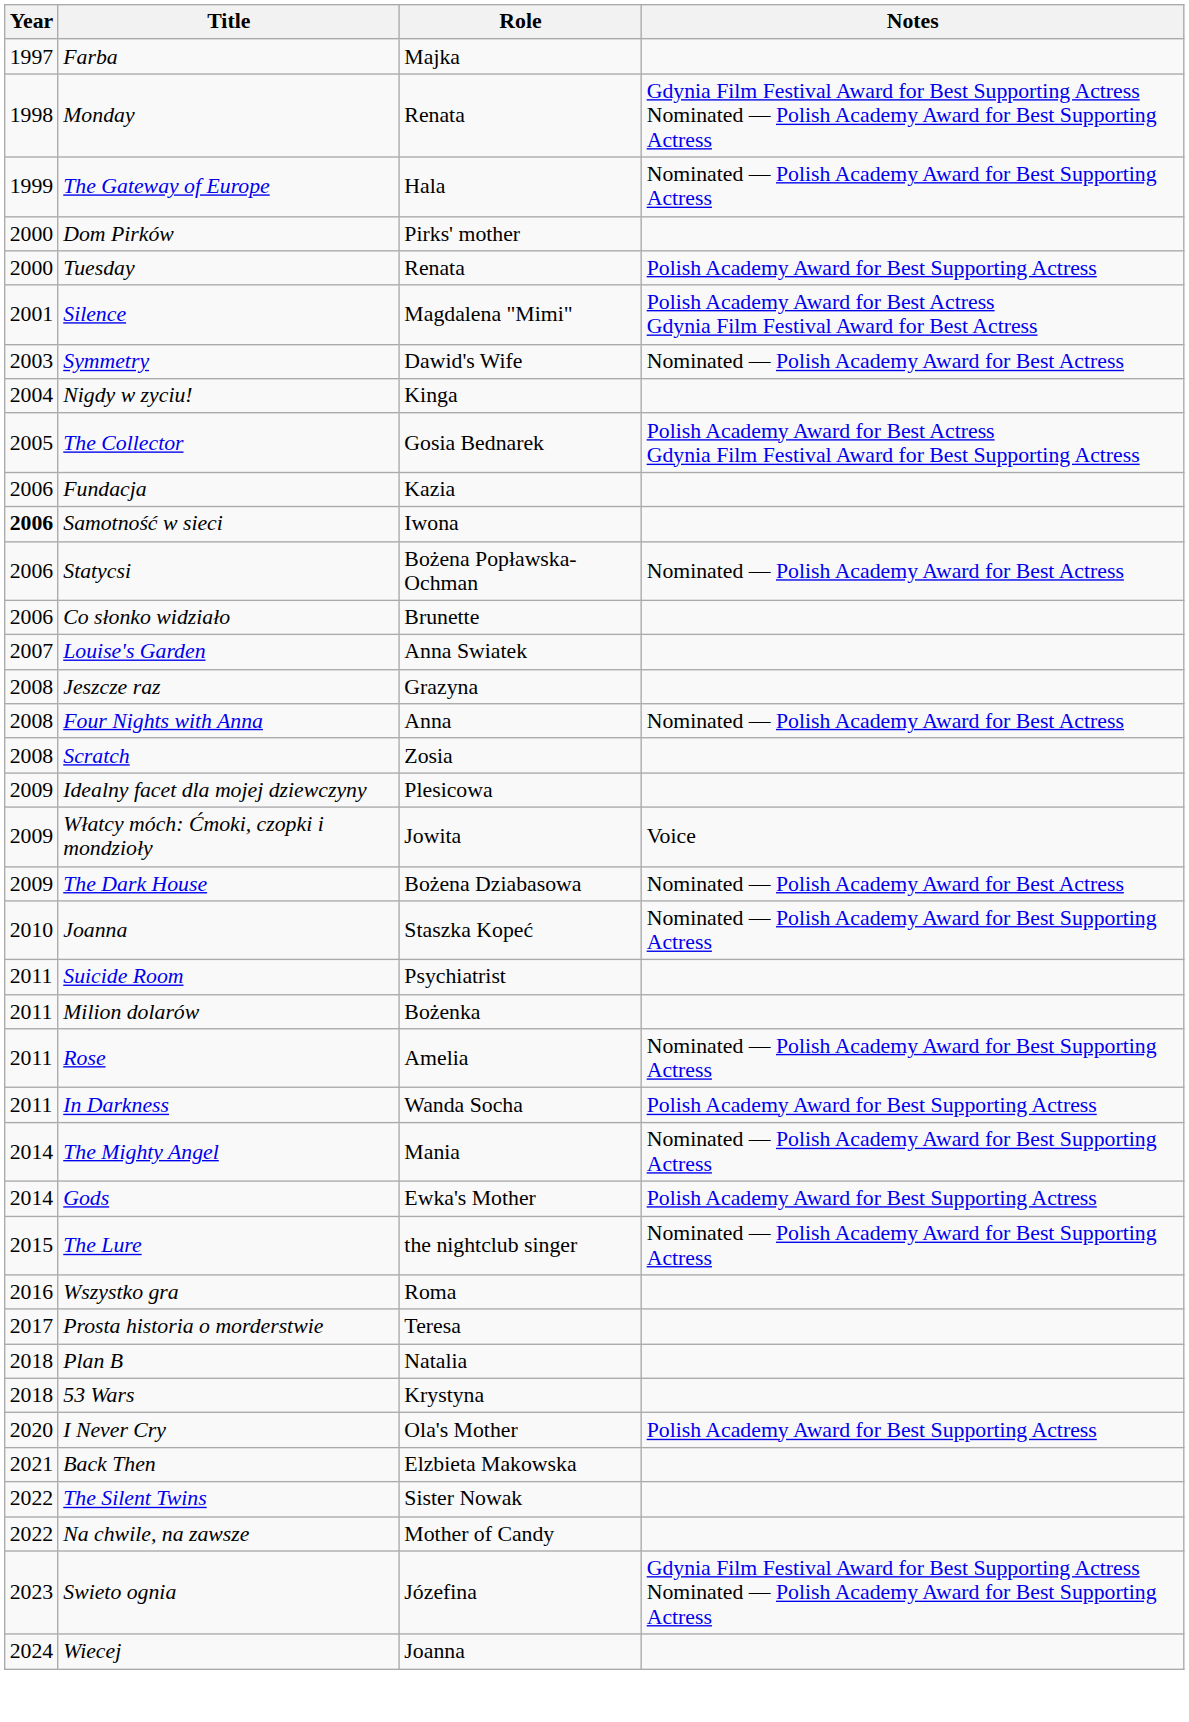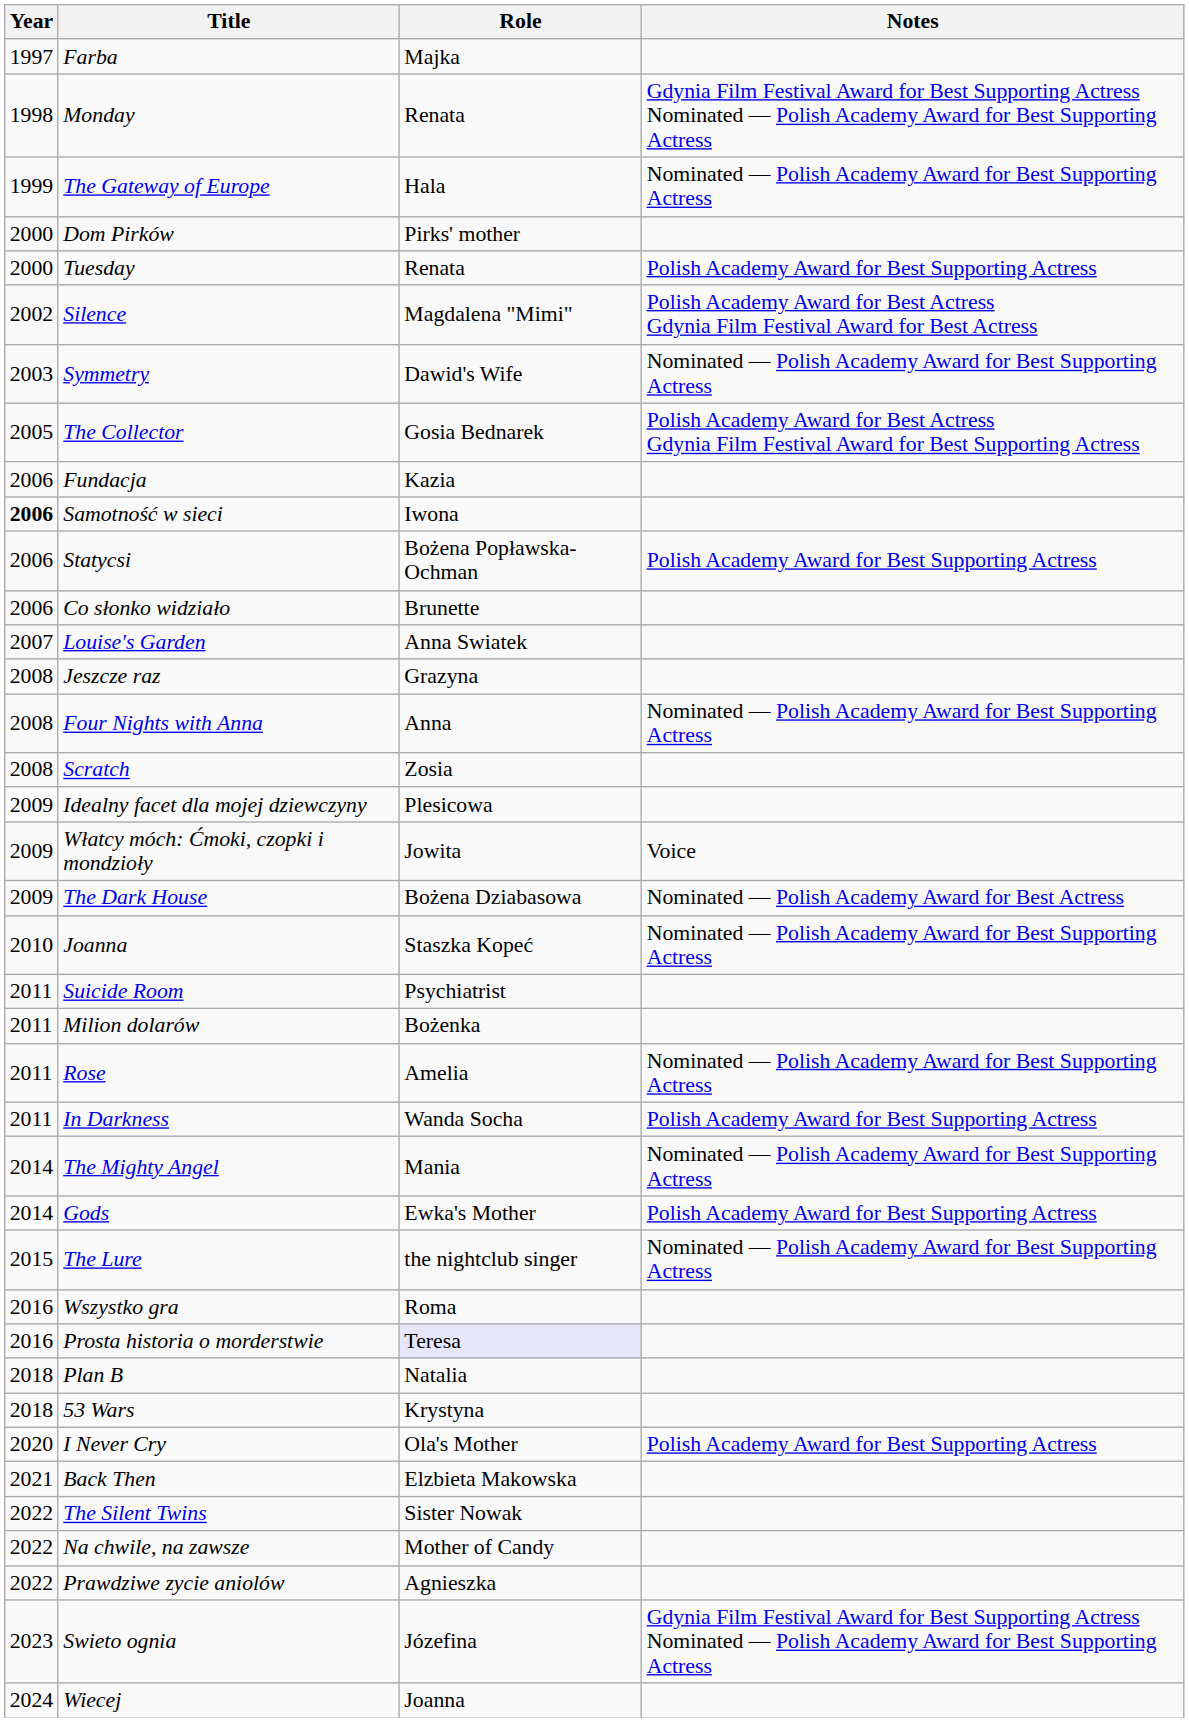(31, 314) 2001 -> (31, 314) 2002
(885, 361) Nominated — Polish Academy Award for Best Actress -> (902, 373) Nominated — Polish Academy Award for Best Supporting Actress
- row: (128, 395)
(885, 570) Nominated — Polish Academy Award for Best Actress -> (872, 560) Polish Academy Award for Best Supporting Actress
(885, 720) Nominated — Polish Academy Award for Best Actress -> (902, 723) Nominated — Polish Academy Award for Best Supporting Actress
(31, 1326) 2017 -> (31, 1340) 2016
(433, 1326) no background -> (433, 1340) lavender background
+ row: (174, 1582)
